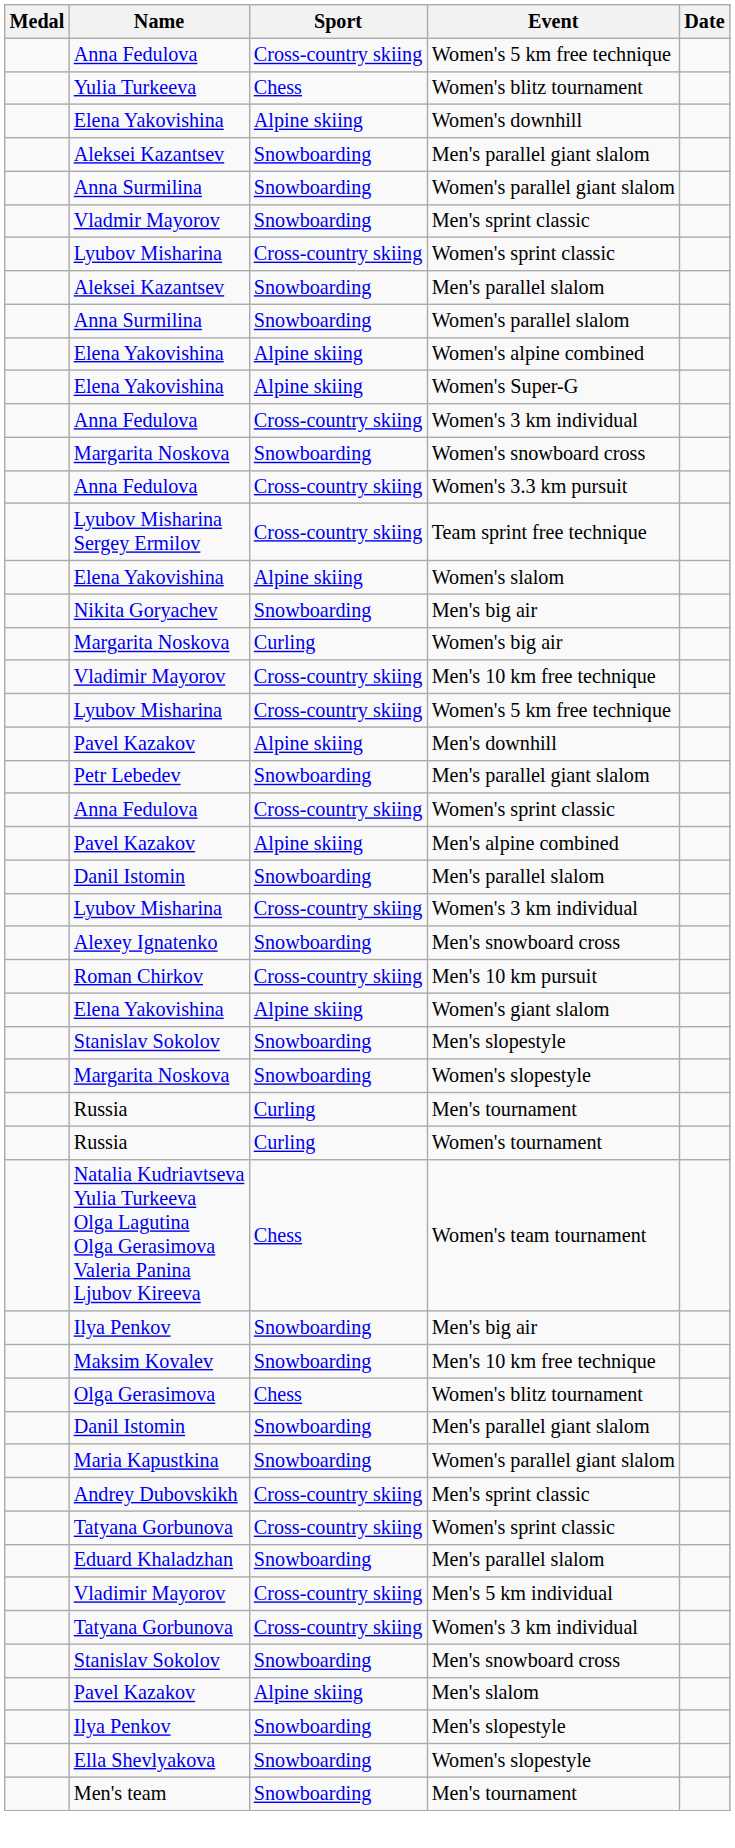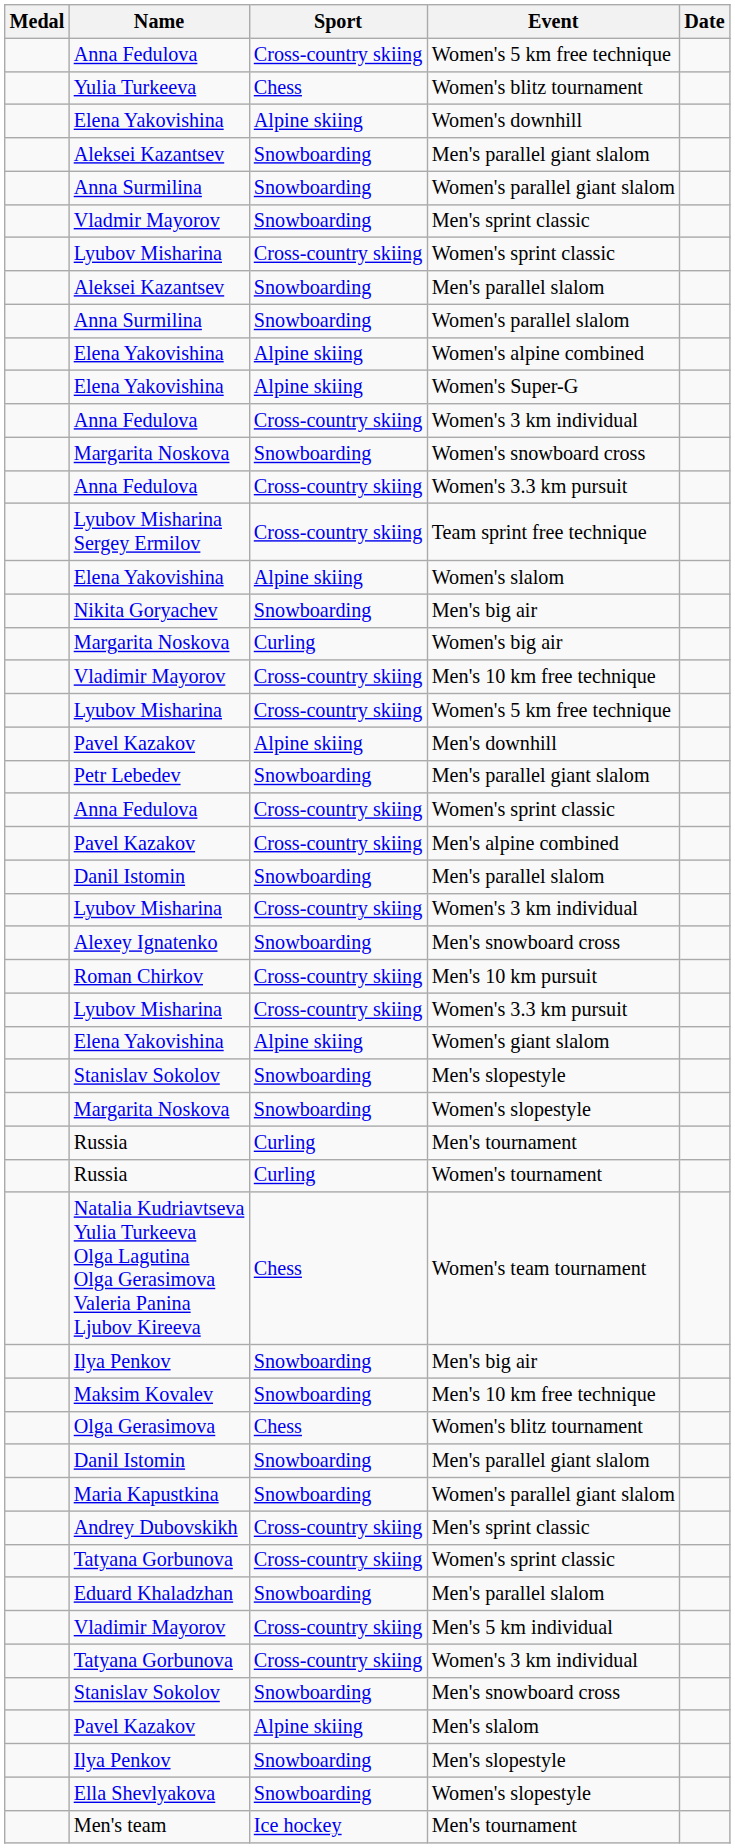(308, 843) Alpine skiing -> (338, 843) Cross-country skiing
+ row: (148, 1009)
(313, 1793) Snowboarding -> (298, 1826) Ice hockey
